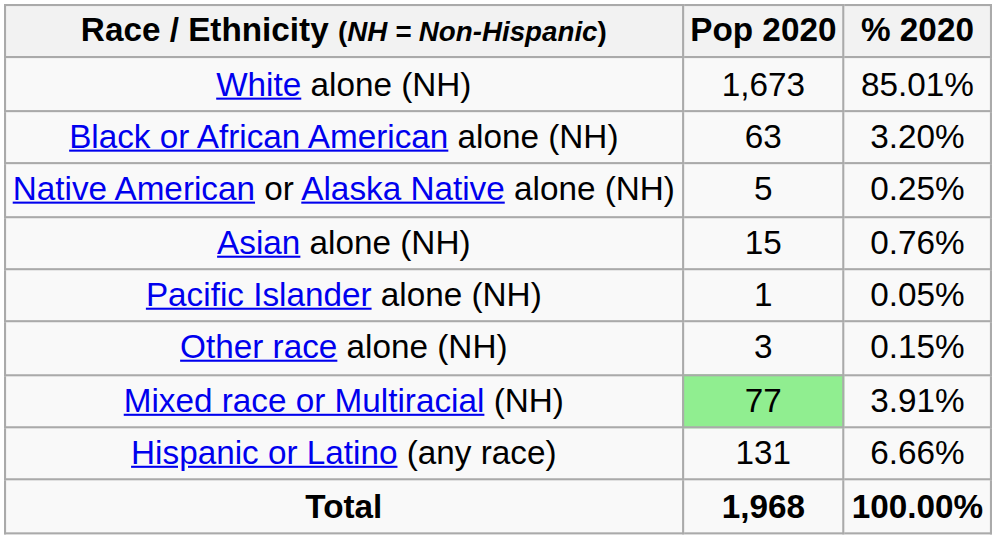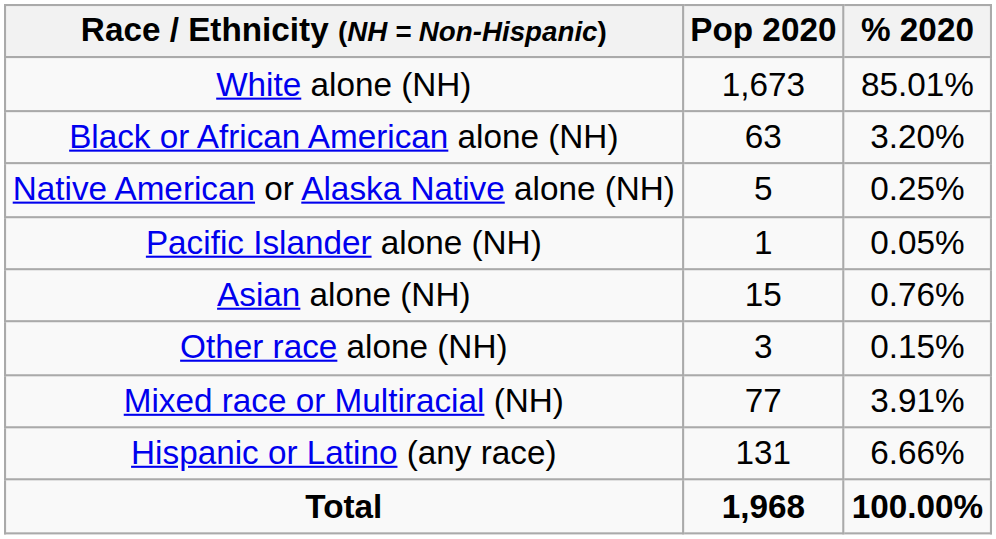rows swapped: (344, 242) <-> (344, 294)
(763, 400) lightgreen background -> (763, 400) no background
